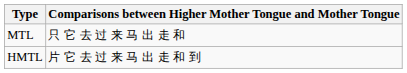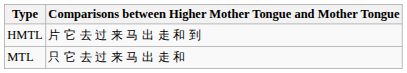rows swapped: (25, 57) <-> (20, 35)
